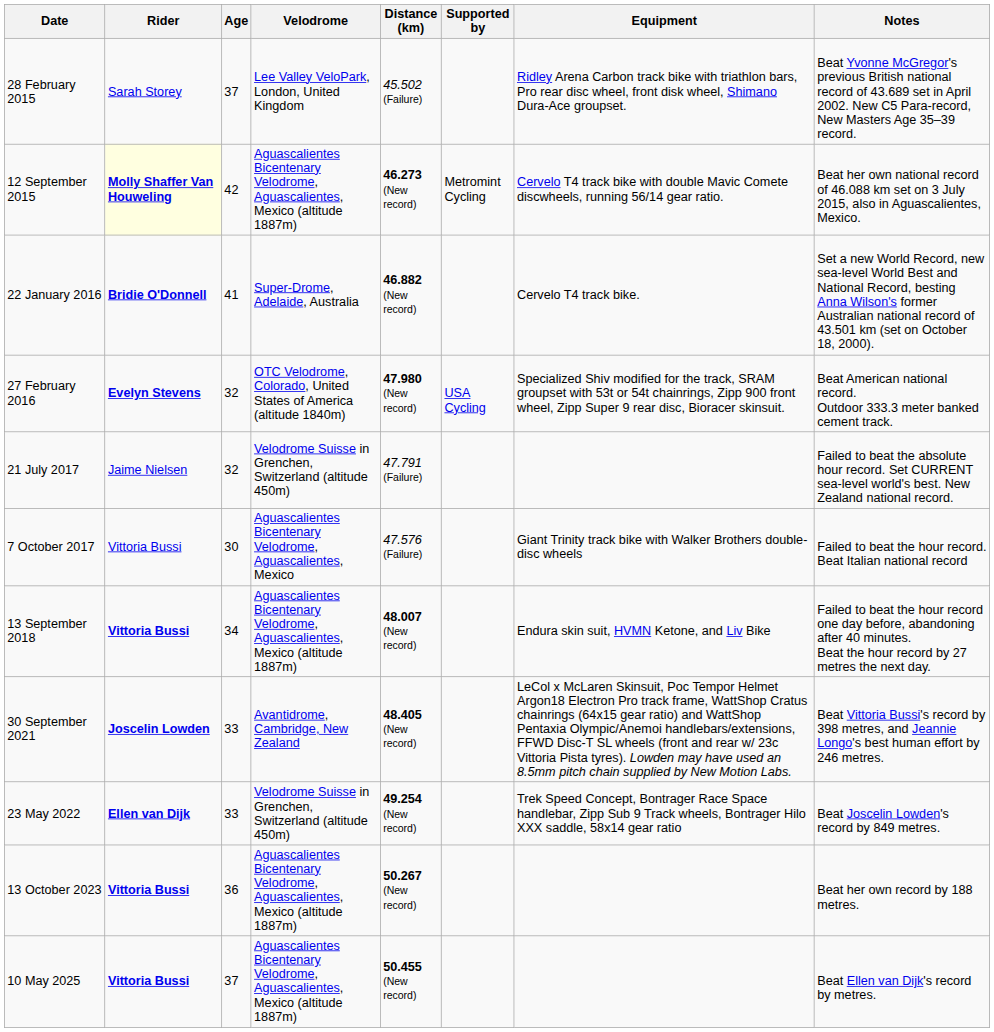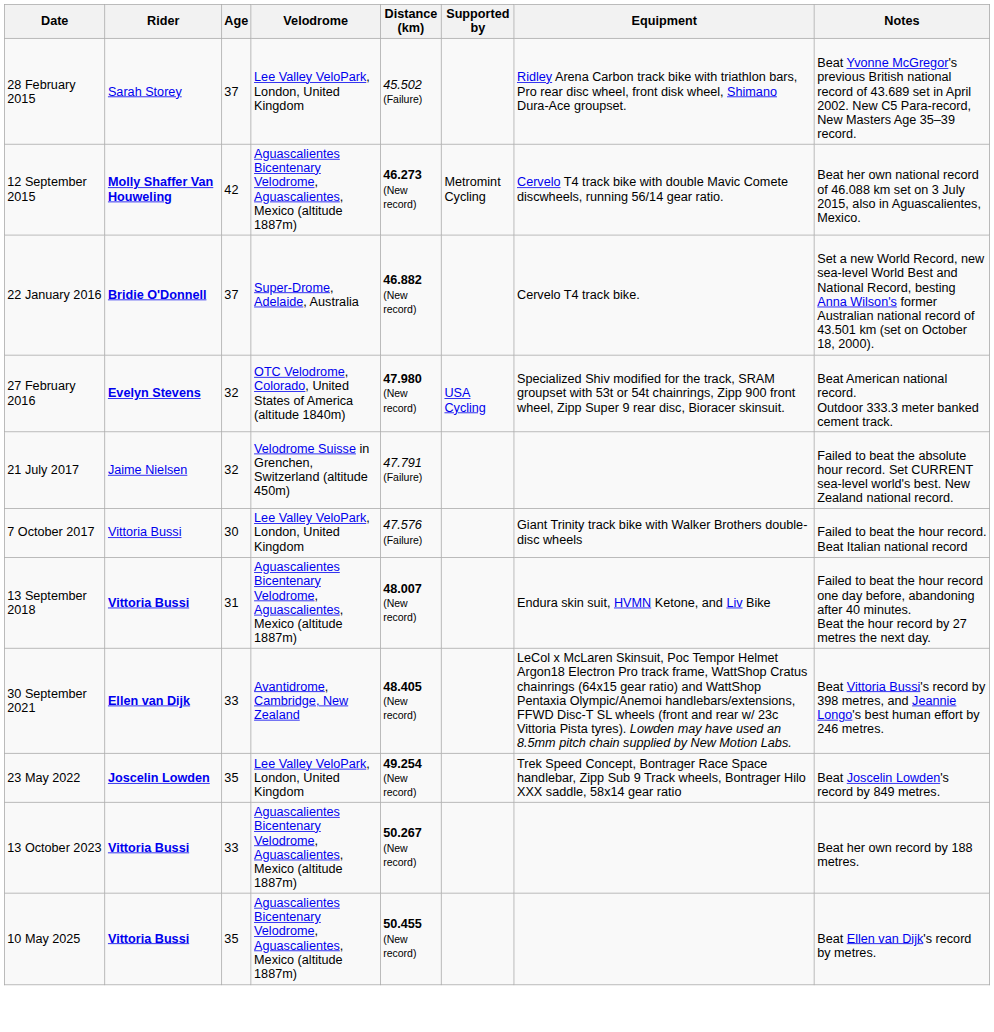(161, 189) lightyellow background -> (161, 189) no background
(231, 295) 41 -> (231, 295) 37
(299, 547) Aguascalientes Bicentenary Velodrome, Aguascalientes, Mexico -> (312, 532) Lee Valley VeloPark, London, United Kingdom
(231, 631) 34 -> (231, 602) 31
(159, 729) Joscelin Lowden -> (149, 701) Ellen van Dijk
(149, 813) Ellen van Dijk -> (159, 777) Joscelin Lowden
(231, 813) 33 -> (231, 777) 35
(312, 813) Velodrome Suisse in Grenchen, Switzerland (altitude 450m) -> (312, 777) Lee Valley VeloPark, London, United Kingdom
(231, 890) 36 -> (231, 847) 33
(231, 981) 37 -> (231, 938) 35
